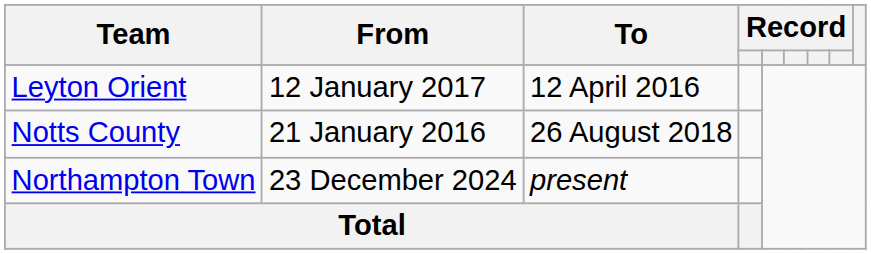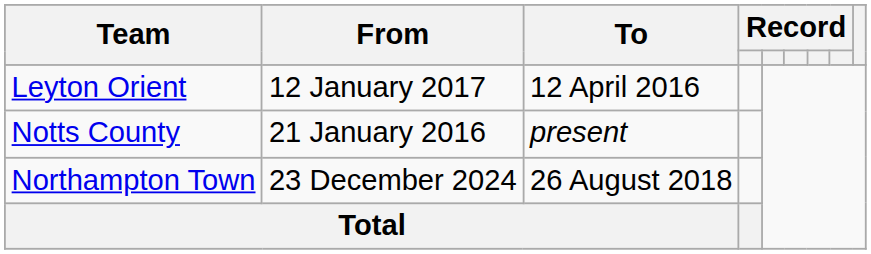(631, 133) 26 August 2018 -> (579, 133) present
(579, 179) present -> (631, 179) 26 August 2018
